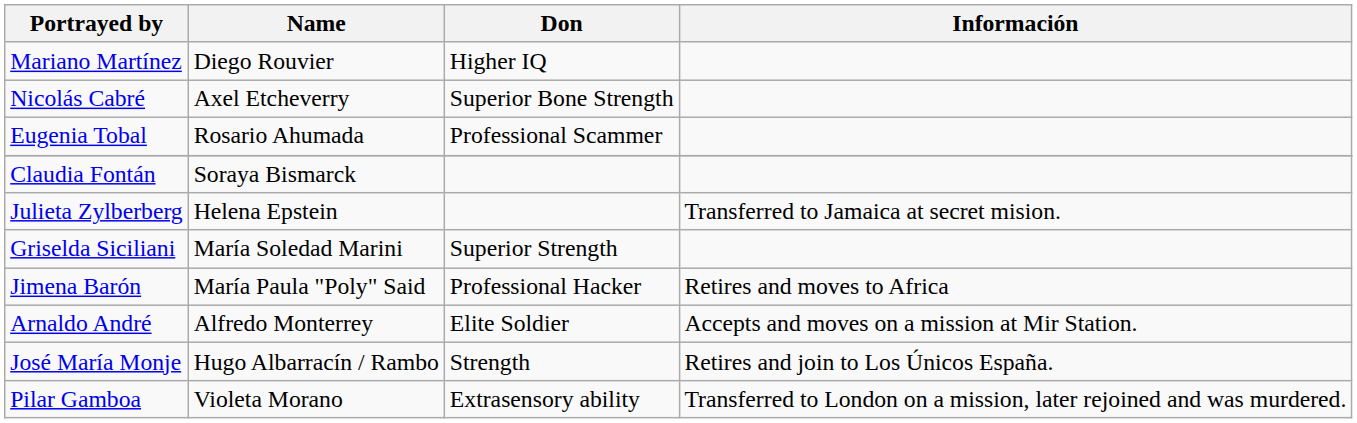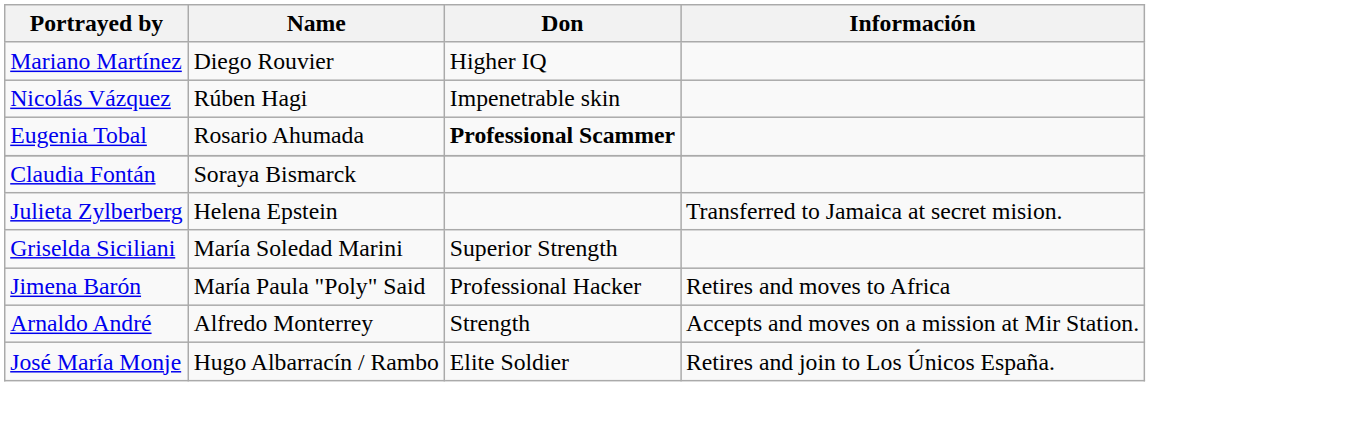- row: (78, 98)
+ row: (91, 98)
(556, 135) normal -> (562, 135) bold
(509, 323) Elite Soldier -> (490, 323) Strength
(490, 361) Strength -> (509, 361) Elite Soldier
- row: (76, 398)
